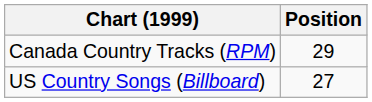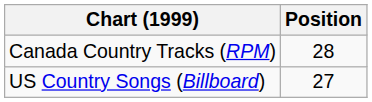(323, 50) 29 -> (323, 50) 28
